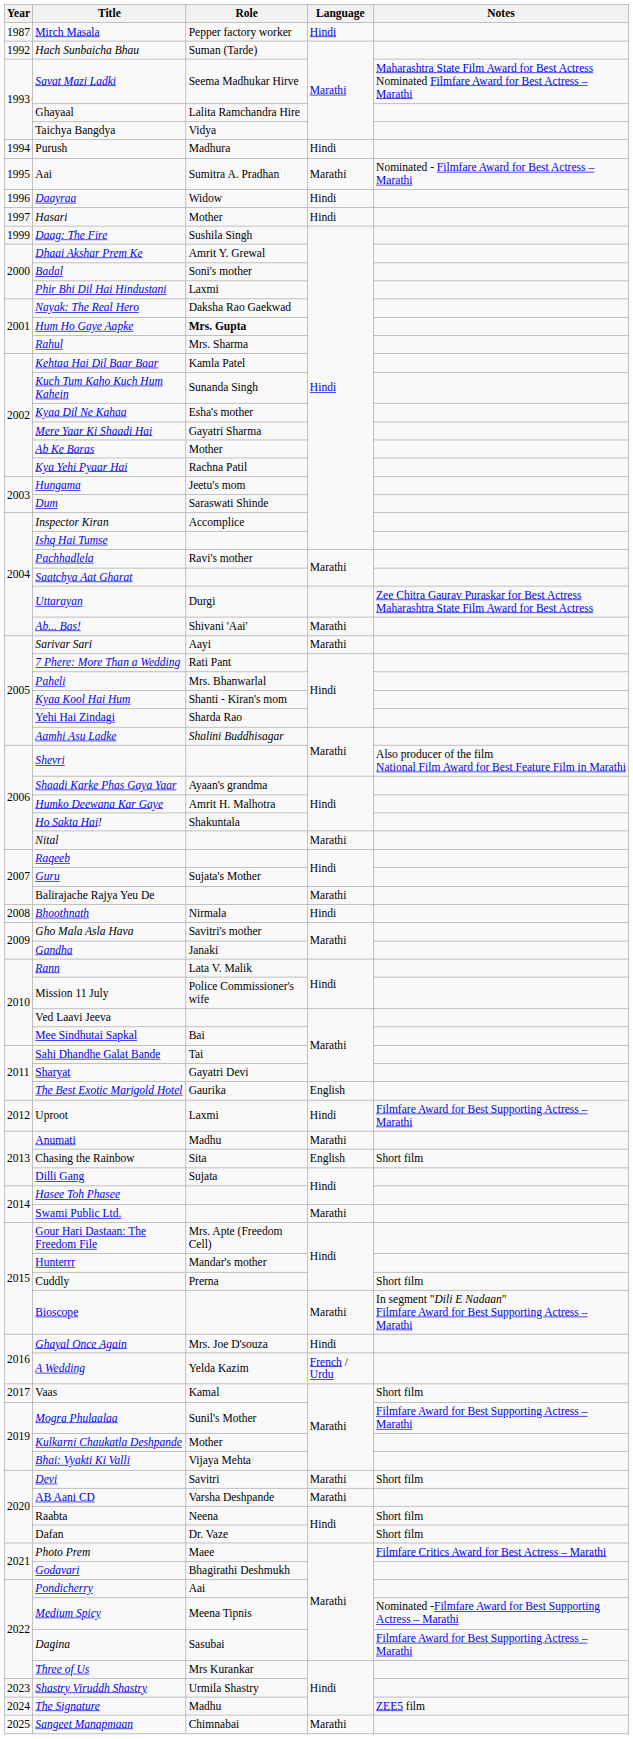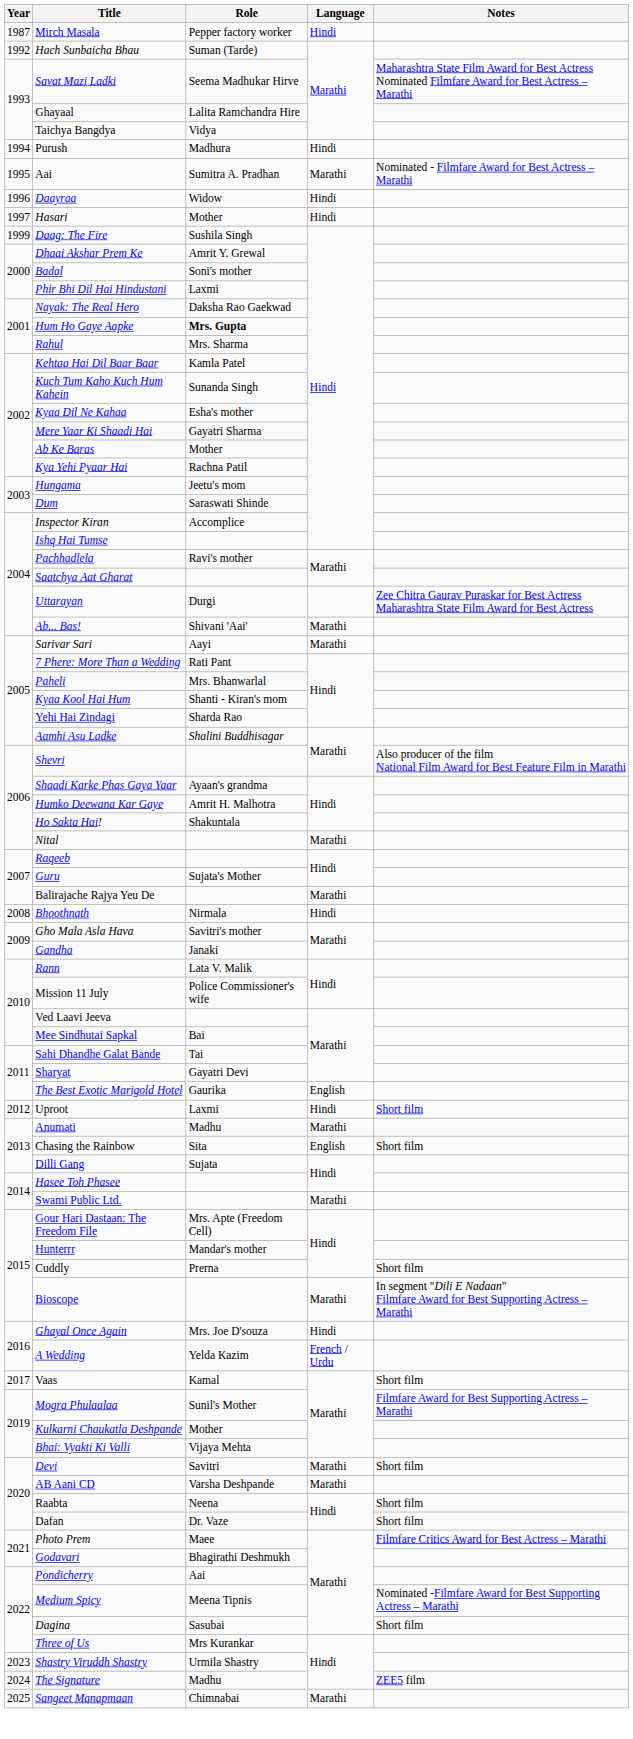(482, 1115) Filmfare Award for Best Supporting Actress – Marathi -> (400, 1109) Short film
(482, 1644) Filmfare Award for Best Supporting Actress – Marathi -> (400, 1625) Short film
